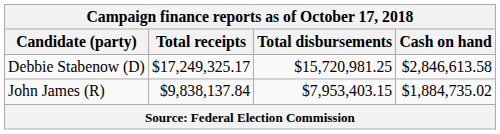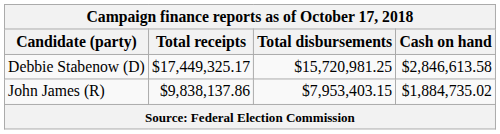(201, 66) $17,249,325.17 -> (201, 66) $17,449,325.17
(205, 91) $9,838,137.84 -> (205, 91) $9,838,137.86
